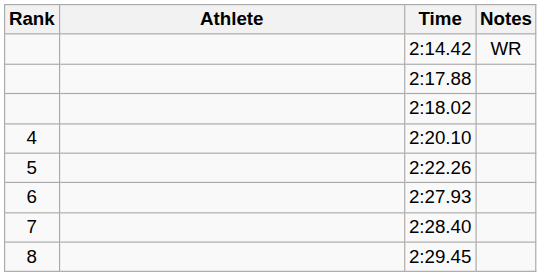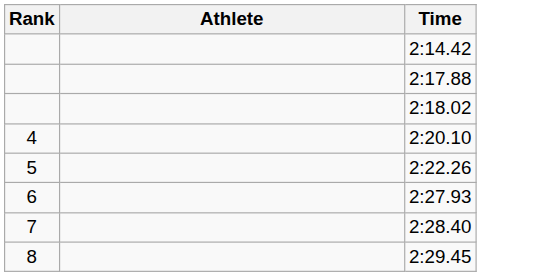- column: (506, 19)
